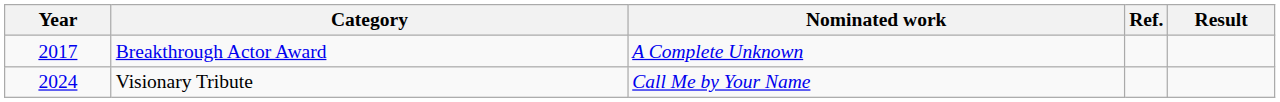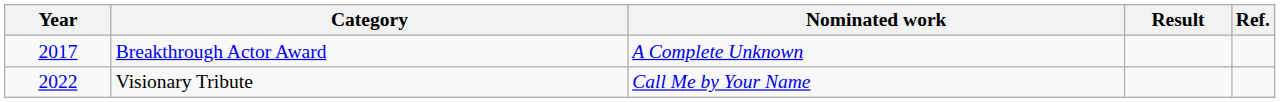columns swapped: (1221, 19) <-> (1146, 19)
(58, 81) 2024 -> (58, 81) 2022
